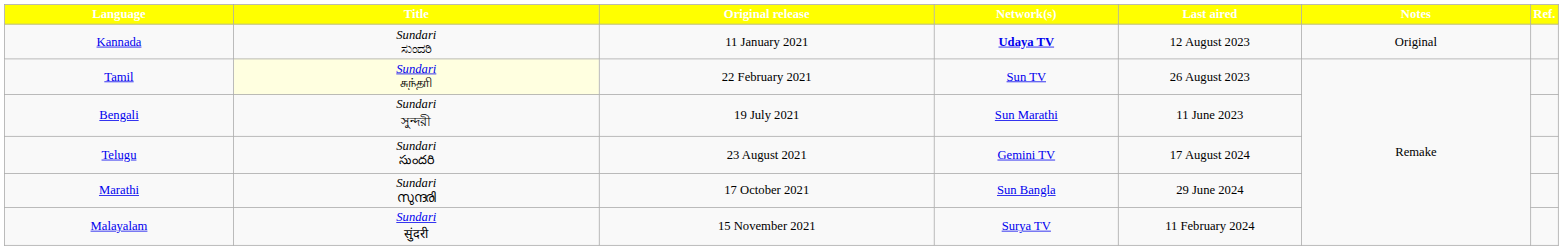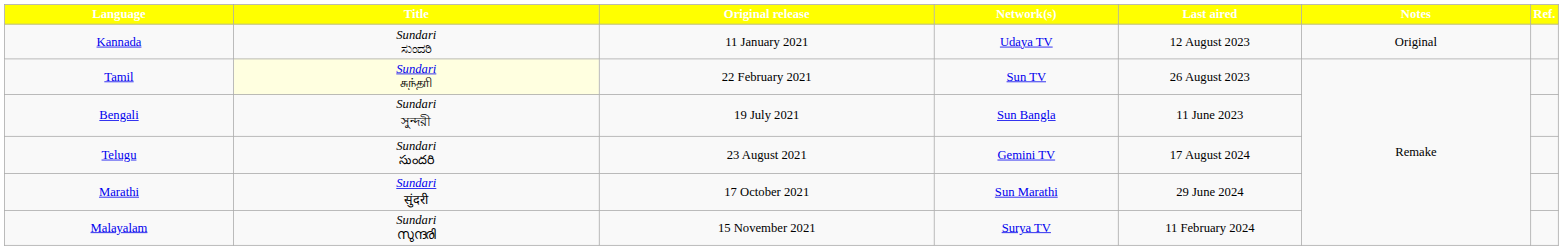(1026, 41) bold -> (1026, 41) normal
(1026, 115) Sun Marathi -> (1026, 115) Sun Bangla
(416, 190) Sundari സുന്ദരി -> (416, 191) Sundari सुंदरी
(1026, 190) Sun Bangla -> (1026, 192) Sun Marathi
(416, 226) Sundari सुंदरी -> (416, 228) Sundari സുന്ദരി
